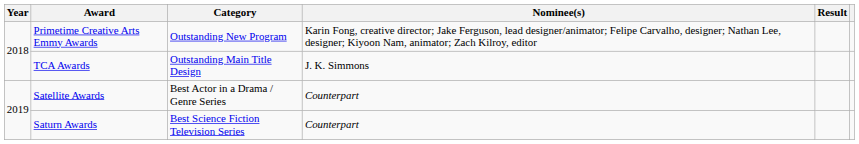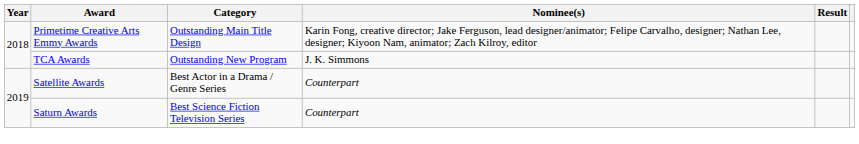(228, 36) Outstanding New Program -> (221, 36) Outstanding Main Title Design
(221, 65) Outstanding Main Title Design -> (228, 59) Outstanding New Program
